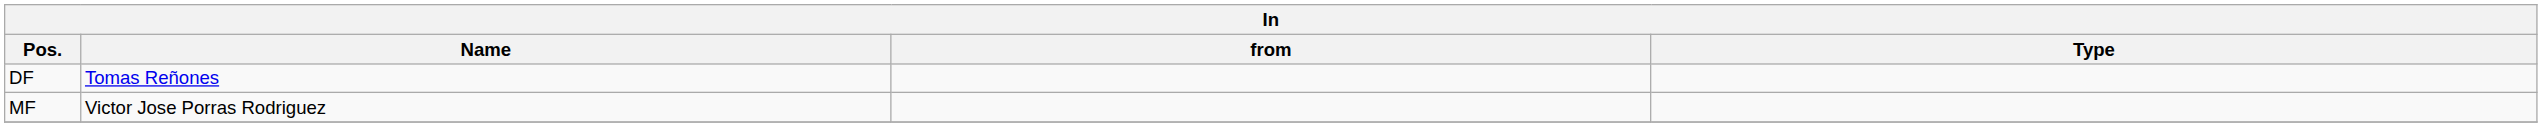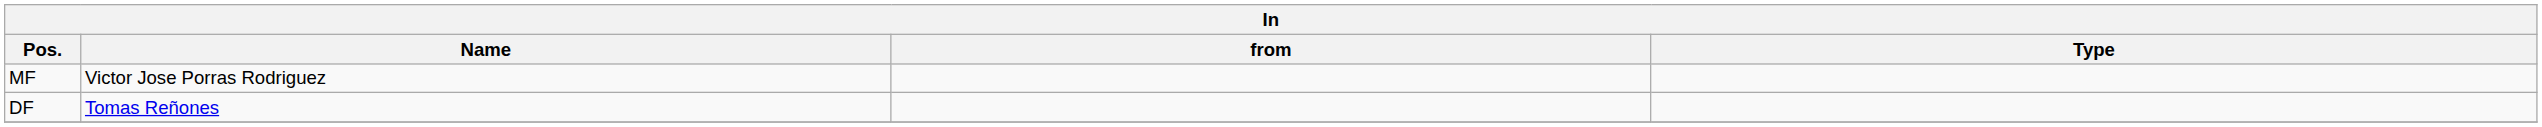rows swapped: (21, 78) <-> (22, 108)
